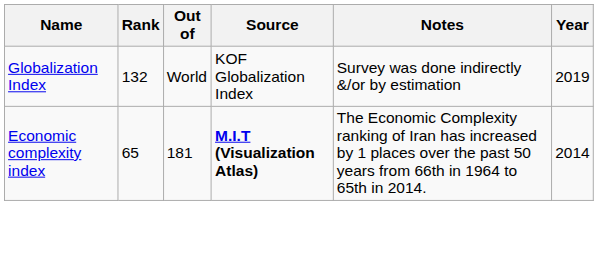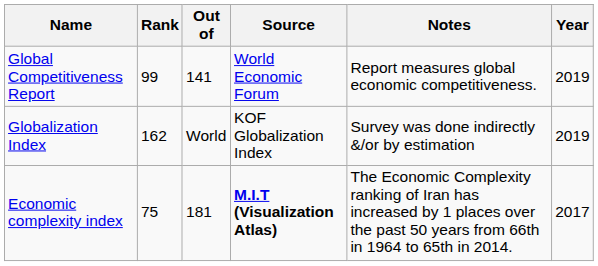+ row: (65, 76)
(135, 76) 132 -> (154, 135) 162
(130, 153) 65 -> (150, 212) 75
(572, 153) 2014 -> (572, 212) 2017
